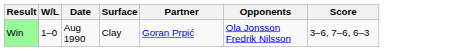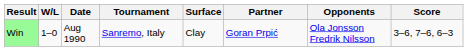+ column: (141, 12)
